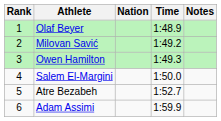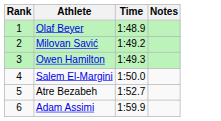- column: (133, 12)
